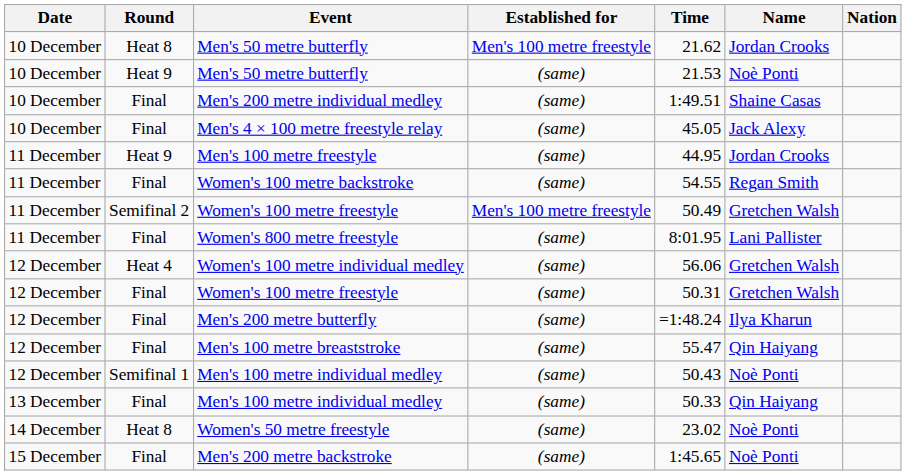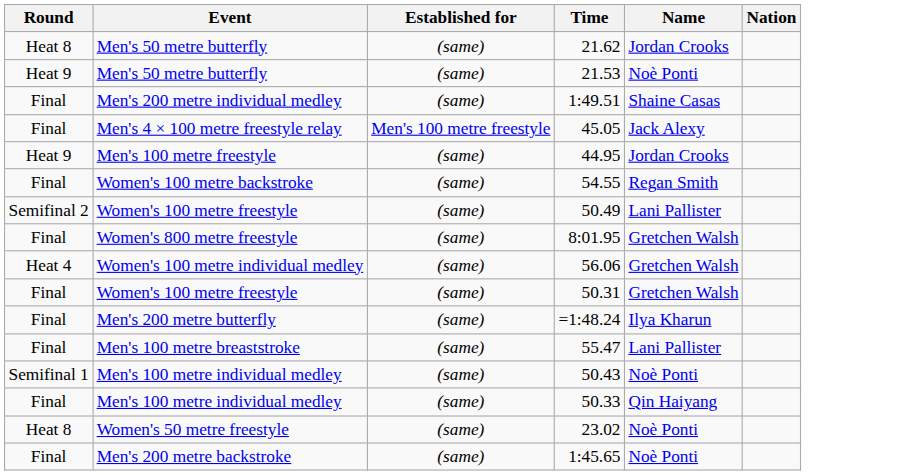- column: (55, 18)
(561, 45) Men's 100 metre freestyle -> (461, 45) (same)
(561, 127) (same) -> (461, 127) Men's 100 metre freestyle
(561, 210) Men's 100 metre freestyle -> (461, 210) (same)
(784, 210) Gretchen Walsh -> (675, 210) Lani Pallister
(775, 237) Lani Pallister -> (683, 237) Gretchen Walsh
(773, 347) Qin Haiyang -> (675, 347) Lani Pallister
